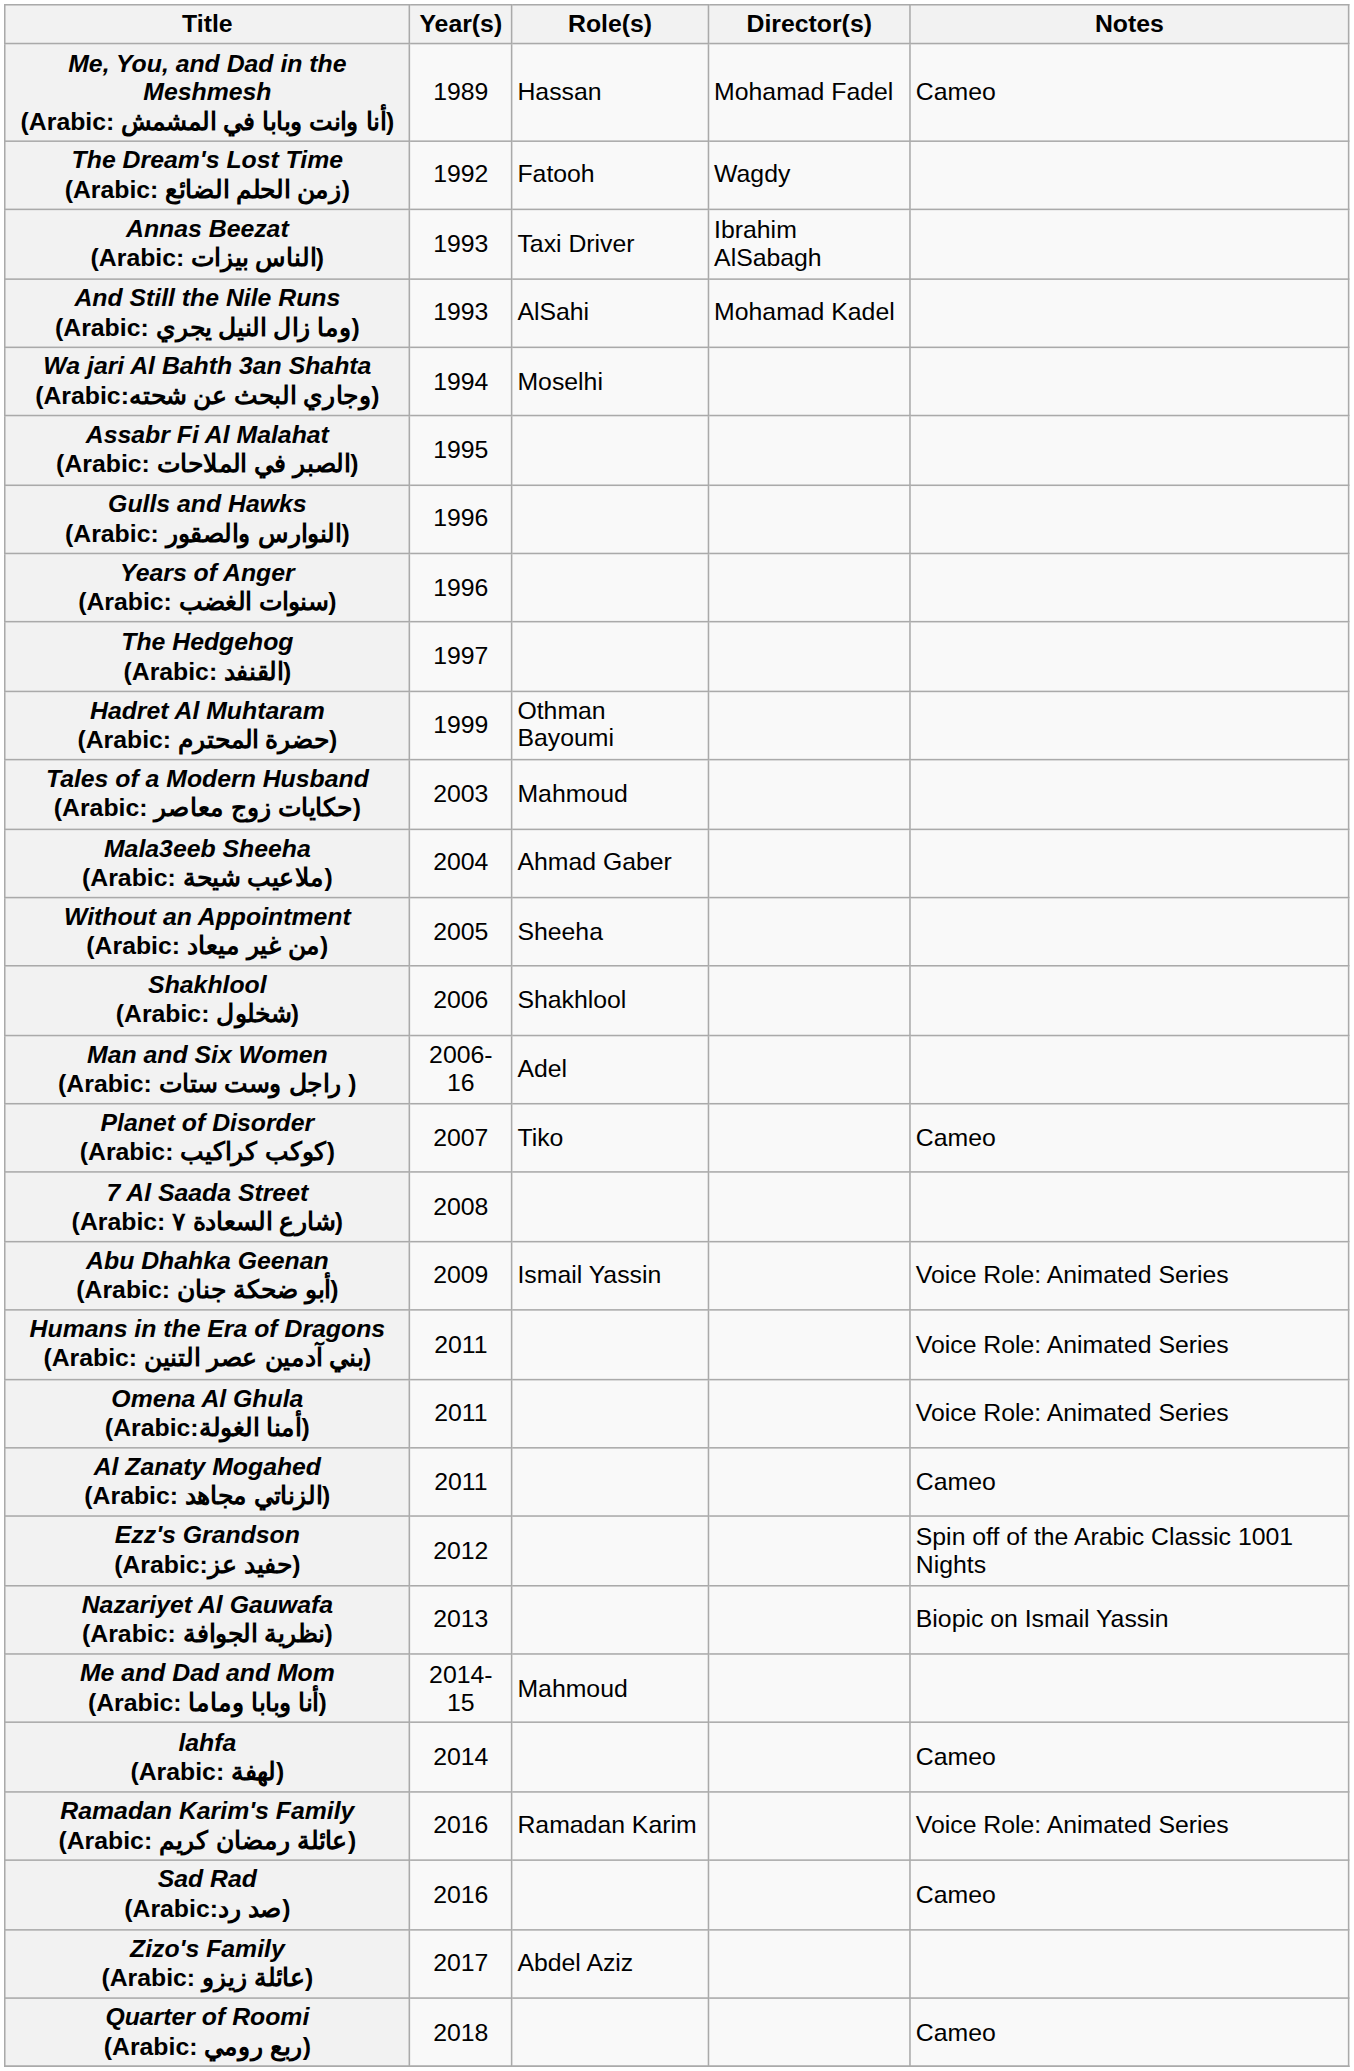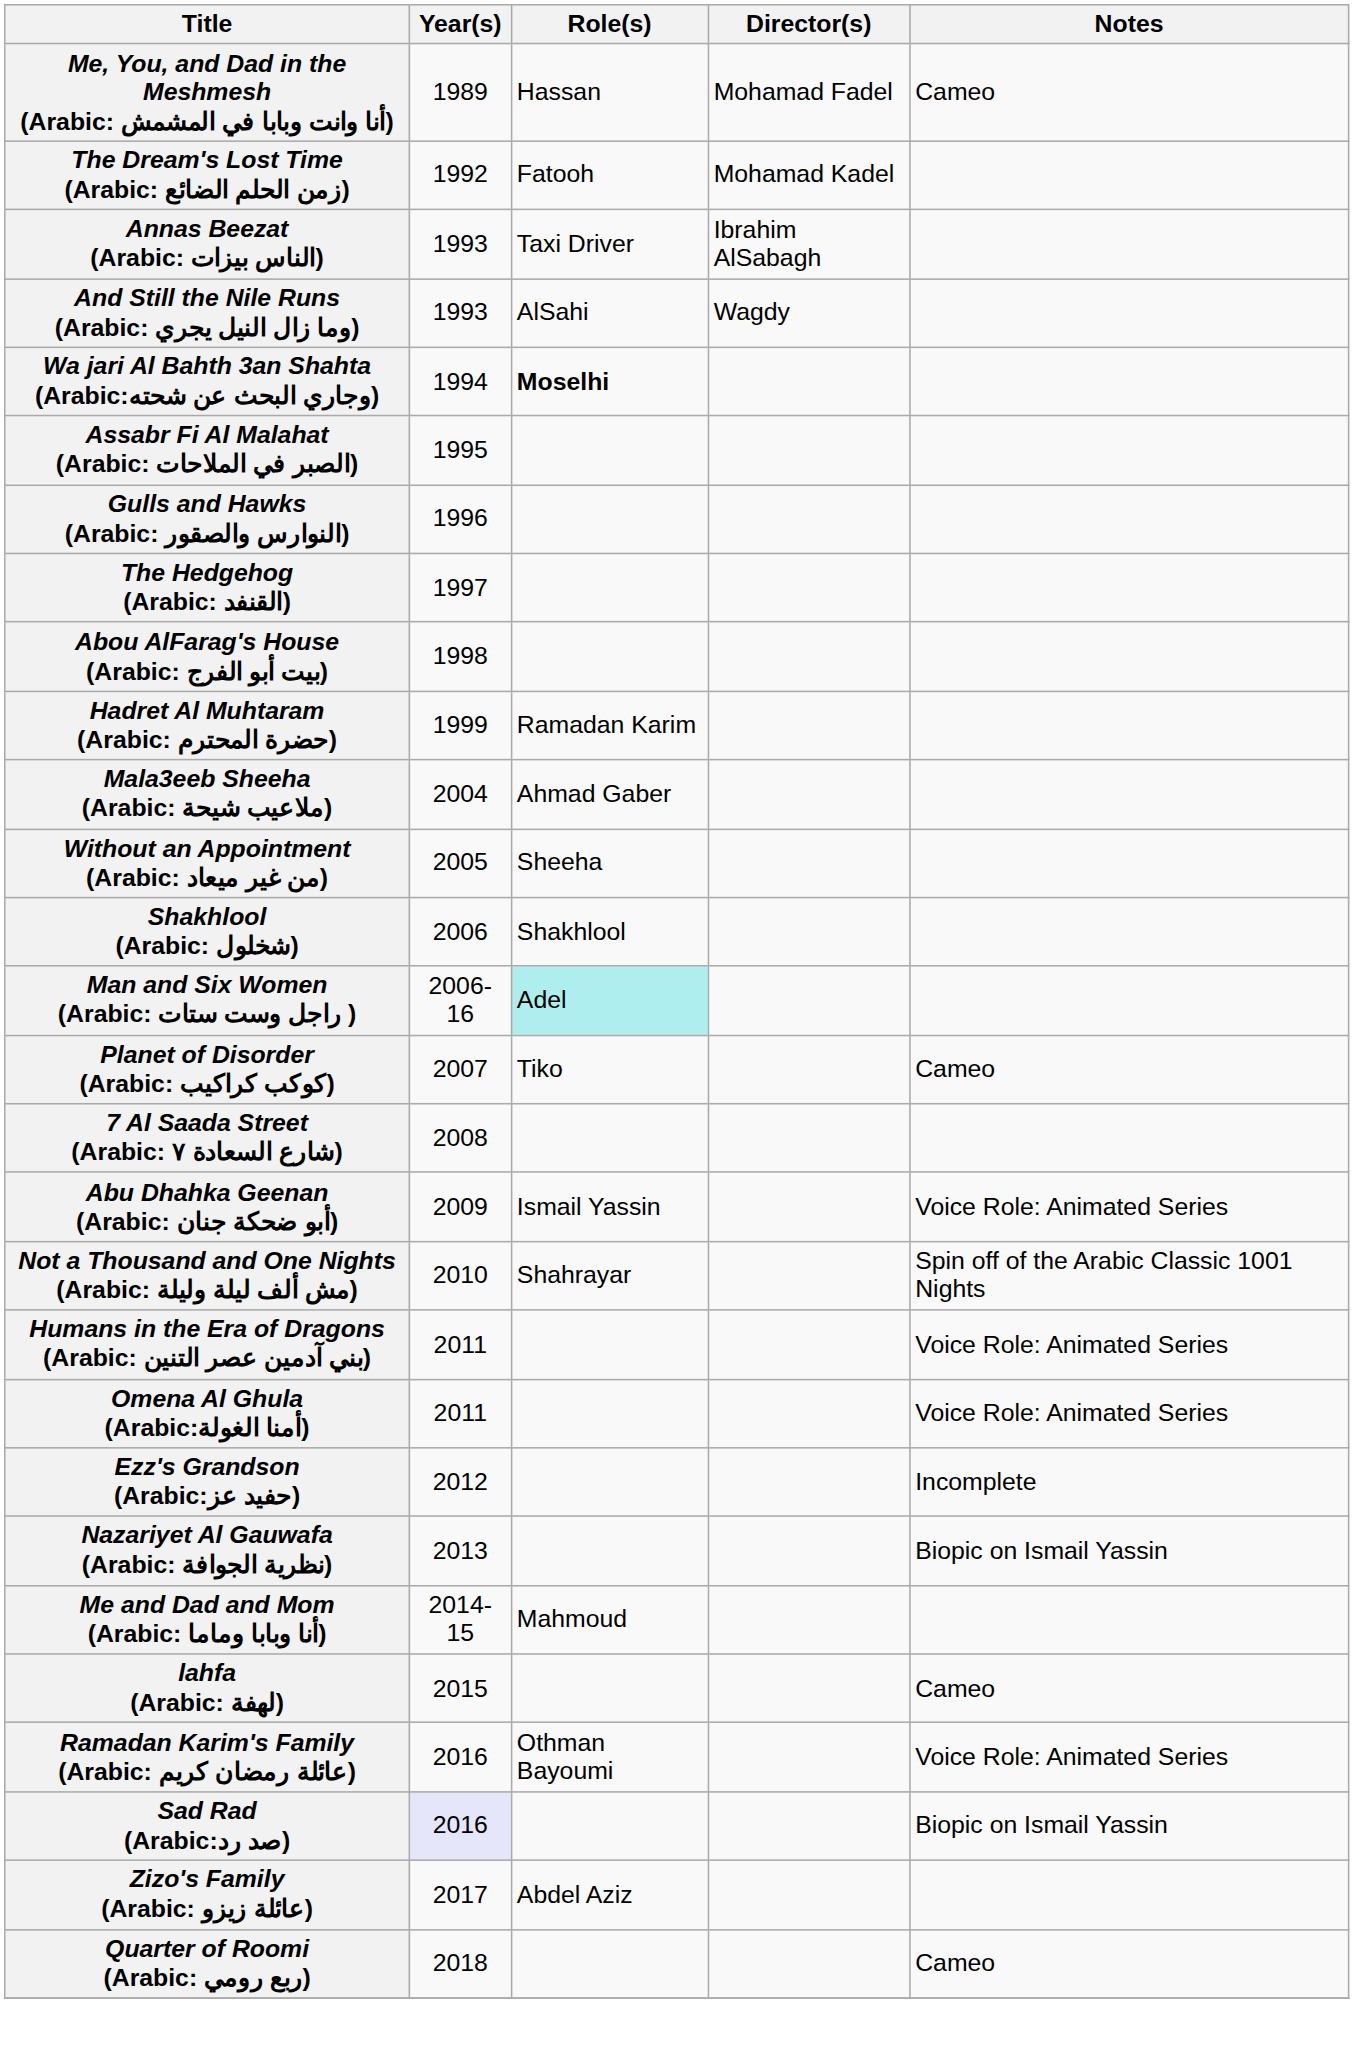(752, 174) Wagdy -> (804, 174) Mohamad Kadel
(804, 312) Mohamad Kadel -> (752, 312) Wagdy
(560, 381) normal -> (563, 381) bold
- row: (207, 587)
+ row: (207, 656)
(566, 725) Othman Bayoumi -> (606, 725) Ramadan Karim
- row: (207, 793)
(542, 1069) no background -> (542, 1000) paleturquoise background
+ row: (207, 1275)
- row: (207, 1481)
(1104, 1550) Spin off of the Arabic Classic 1001 Nights -> (976, 1481) Incomplete
(461, 1756) 2014 -> (460, 1688) 2015
(607, 1825) Ramadan Karim -> (565, 1756) Othman Bayoumi
(461, 1894) no background -> (460, 1825) lavender background
(956, 1894) Cameo -> (1042, 1825) Biopic on Ismail Yassin
